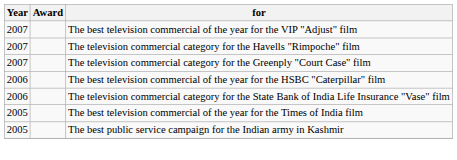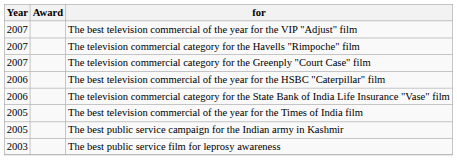+ row: (174, 146)
